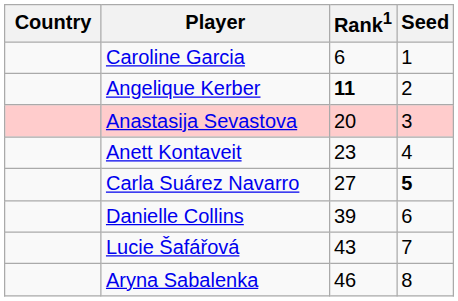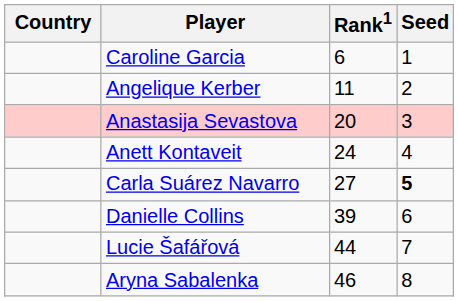(344, 89) bold -> (344, 89) normal
(345, 152) 23 -> (345, 152) 24
(345, 247) 43 -> (345, 247) 44
